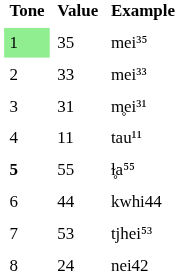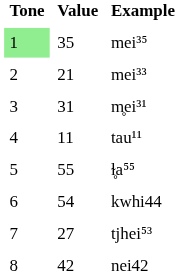(66, 74) 33 -> (66, 74) 21
(14, 169) bold -> (14, 169) normal
(66, 201) 44 -> (66, 201) 54
(66, 233) 53 -> (66, 233) 27
(66, 265) 24 -> (66, 265) 42
